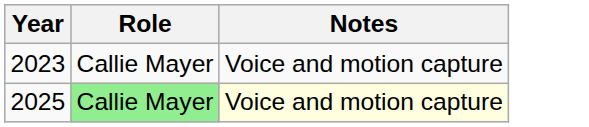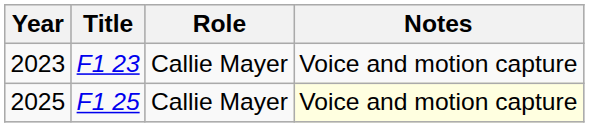+ column: (108, 24)
(145, 102) lightgreen background -> (219, 102) no background
